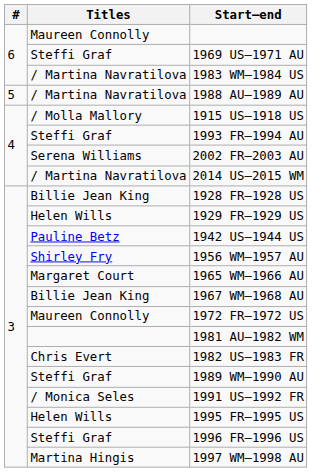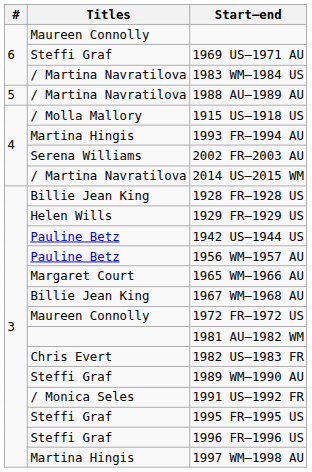(71, 135) Steffi Graf -> (82, 135) Martina Hingis
(71, 256) Shirley Fry -> (75, 256) Pauline Betz
(71, 417) Helen Wills -> (71, 417) Steffi Graf
